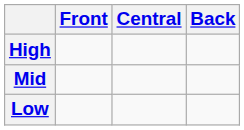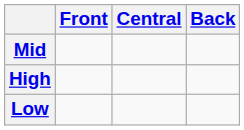rows swapped: (30, 49) <-> (30, 79)
